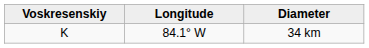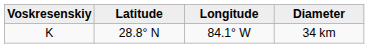+ column: (139, 14)
